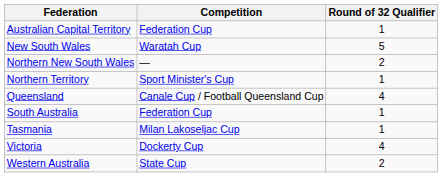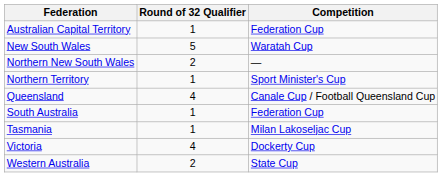columns swapped: (231, 12) <-> (382, 12)
